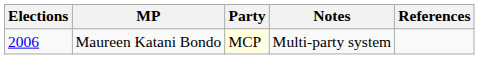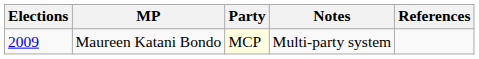(24, 41) 2006 -> (24, 41) 2009
